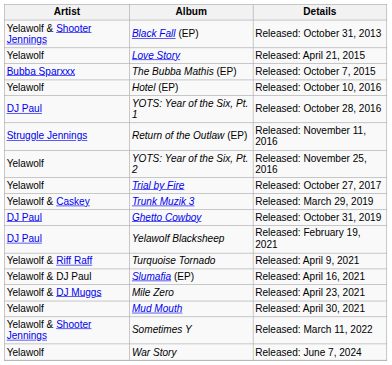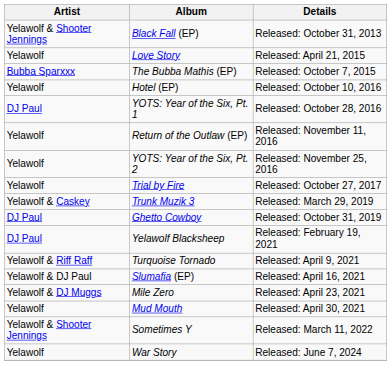(47, 136) Struggle Jennings -> (25, 136) Yelawolf
